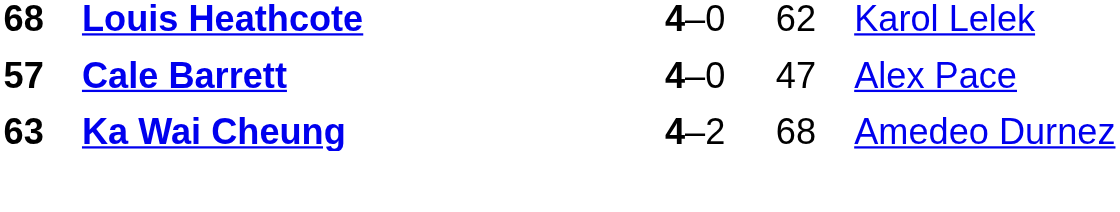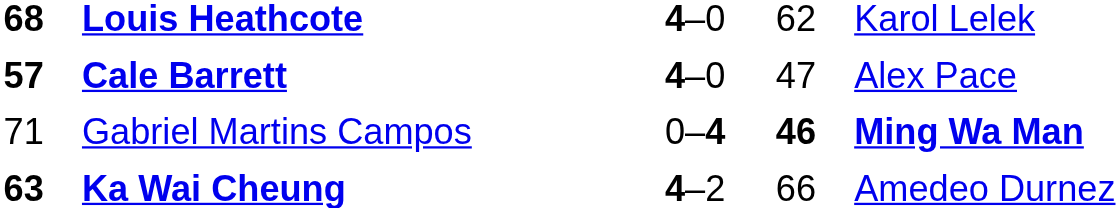+ row: (277, 132)
(796, 132) 68 -> (796, 188) 66
